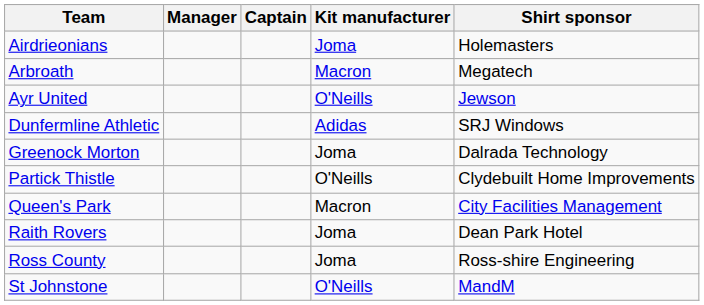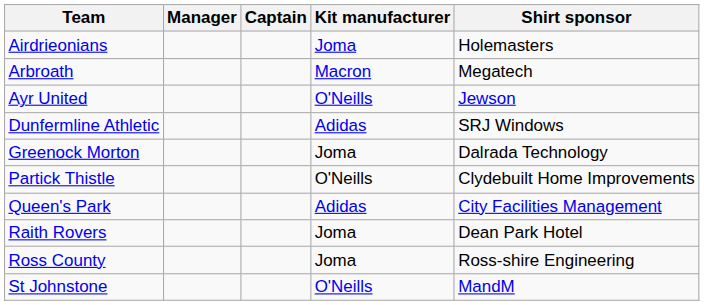(343, 206) Macron -> (341, 206) Adidas
